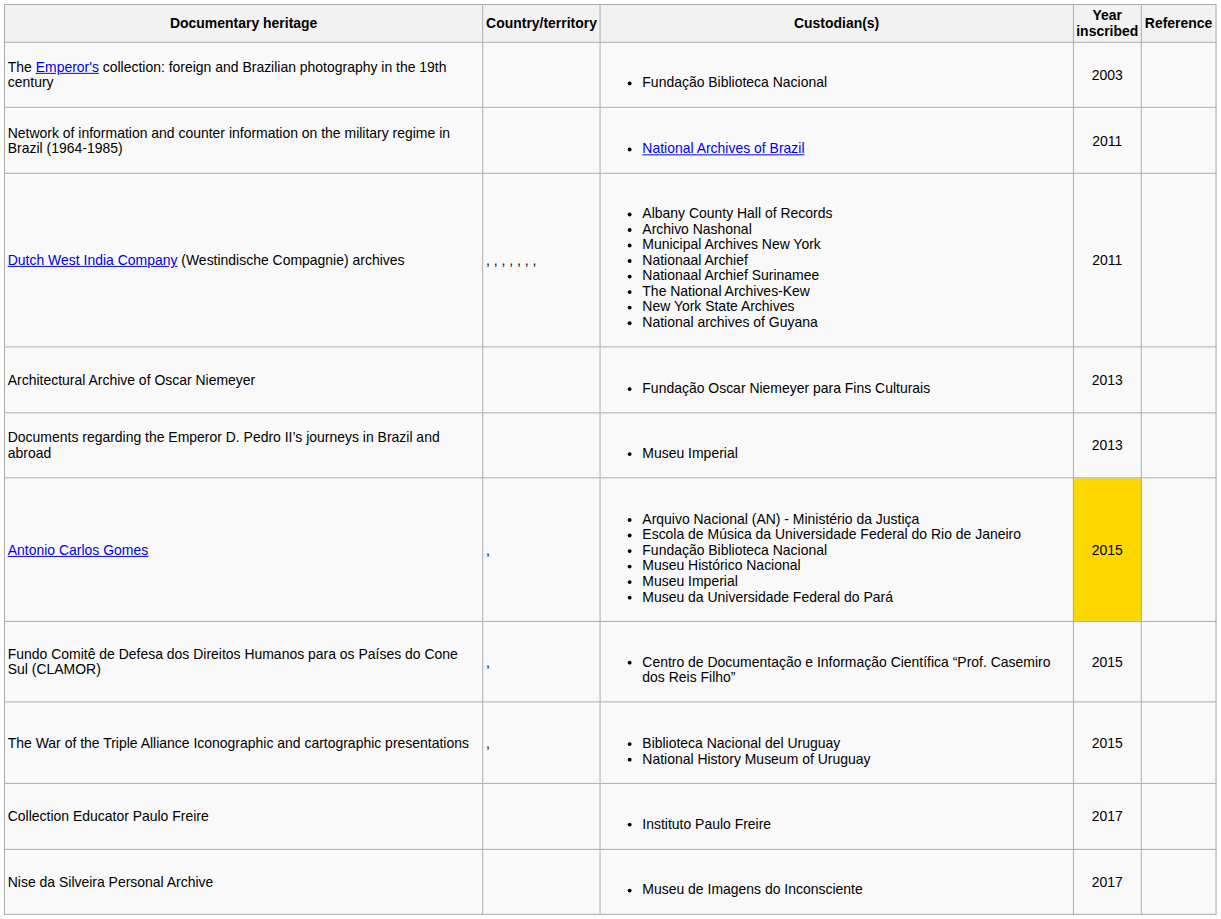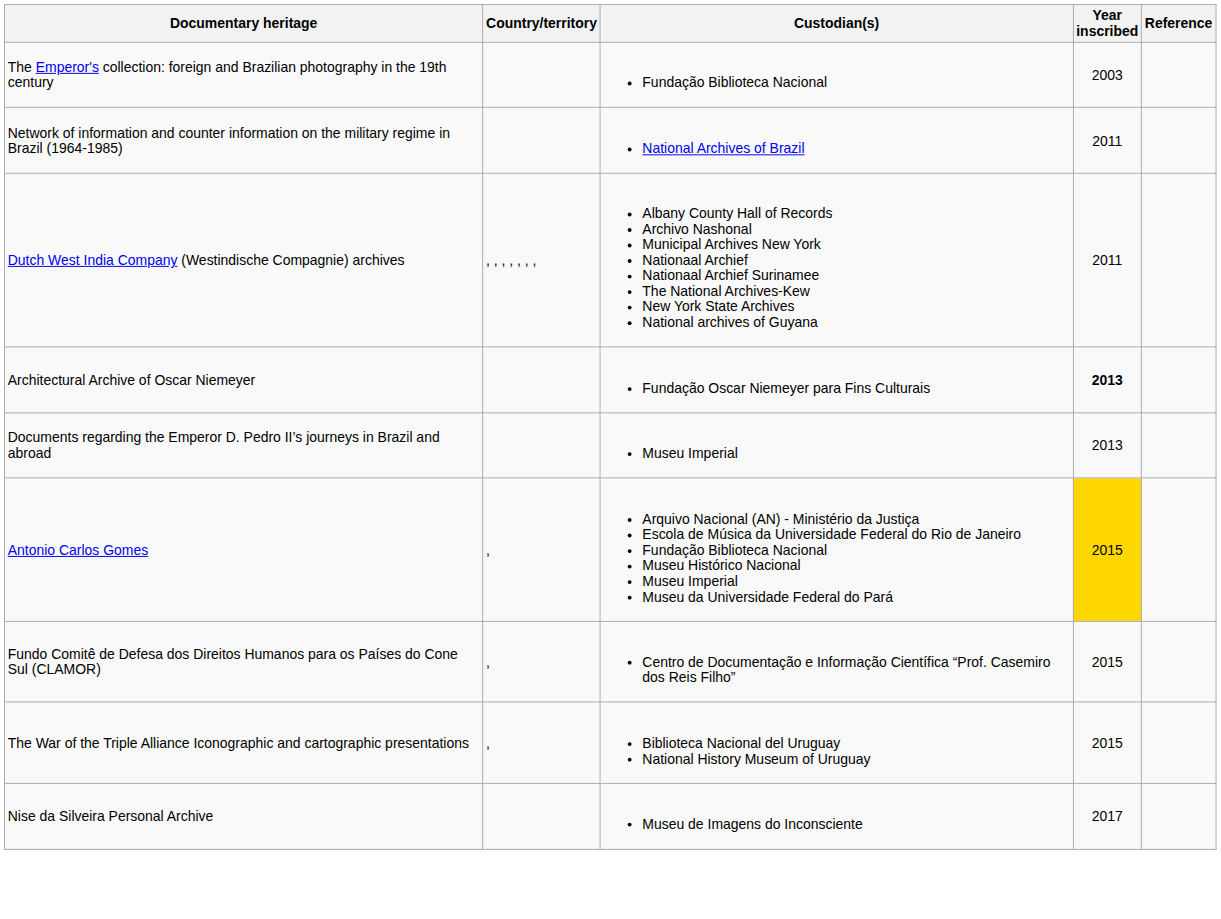(1107, 380) normal -> (1107, 380) bold
- row: (108, 817)
